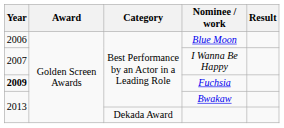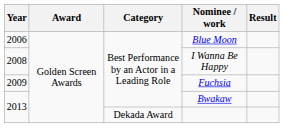(17, 61) 2007 -> (17, 61) 2008
(17, 83) bold -> (17, 83) normal
